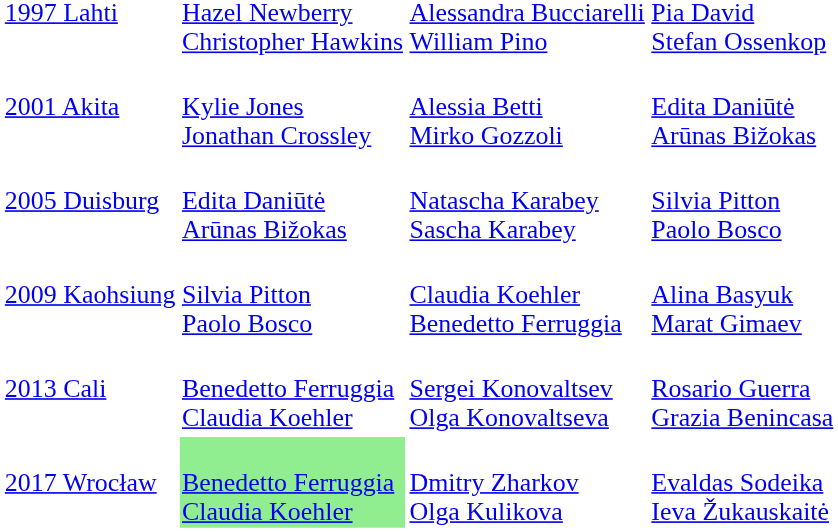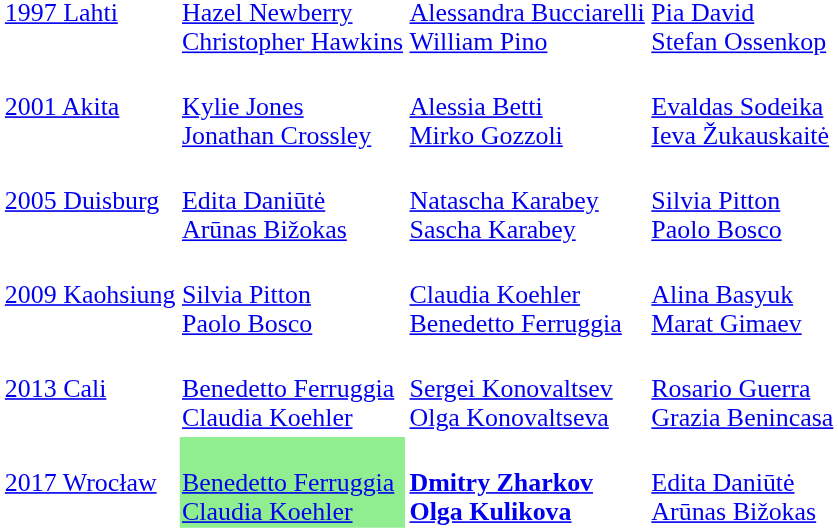(734, 120) Edita Daniūtė Arūnas Bižokas -> (740, 120) Evaldas Sodeika Ieva Žukauskaitė
(494, 496) normal -> (501, 496) bold
(740, 496) Evaldas Sodeika Ieva Žukauskaitė -> (734, 496) Edita Daniūtė Arūnas Bižokas
